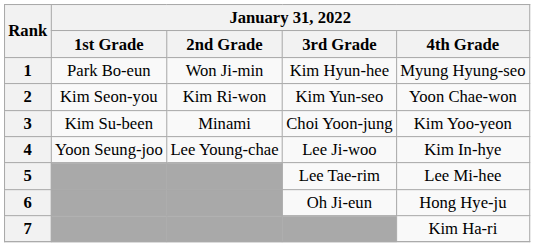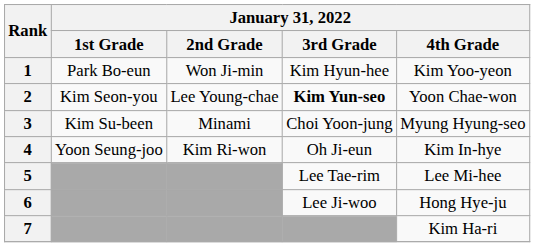(463, 70) Myung Hyung-seo -> (463, 70) Kim Yoo-yeon
(224, 96) Kim Ri-won -> (224, 96) Lee Young-chae
(339, 96) normal -> (339, 96) bold
(463, 123) Kim Yoo-yeon -> (463, 123) Myung Hyung-seo
(224, 149) Lee Young-chae -> (224, 149) Kim Ri-won
(339, 149) Lee Ji-woo -> (339, 149) Oh Ji-eun
(339, 202) Oh Ji-eun -> (339, 202) Lee Ji-woo
